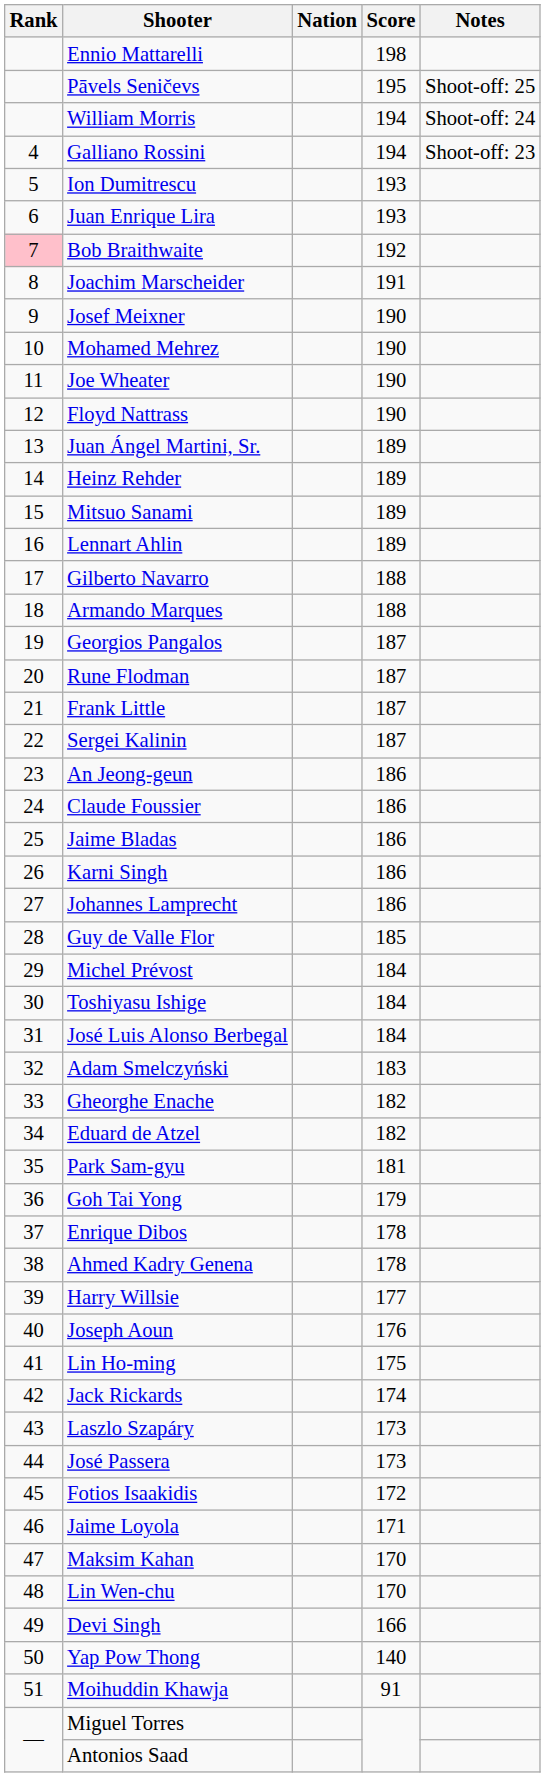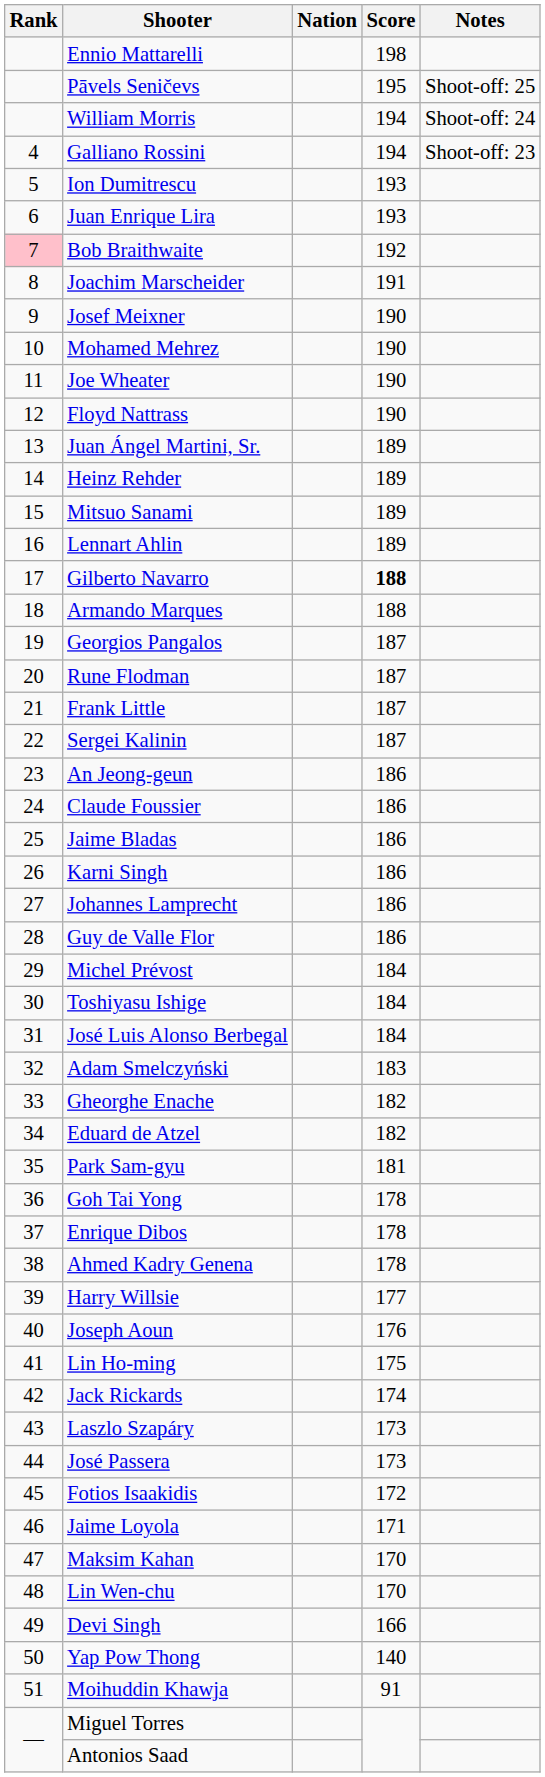(391, 577) normal -> (391, 577) bold
(391, 937) 185 -> (391, 937) 186
(391, 1199) 179 -> (391, 1199) 178
